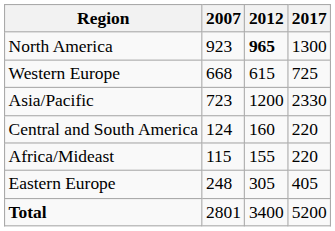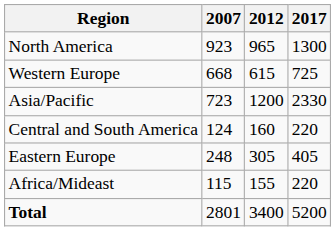(262, 45) bold -> (262, 45) normal
rows swapped: (62, 184) <-> (61, 156)
